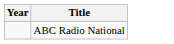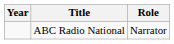+ column: (148, 13)
